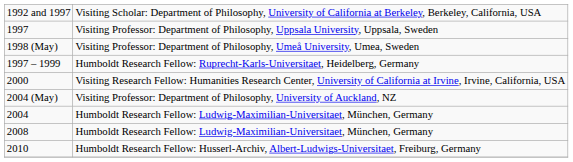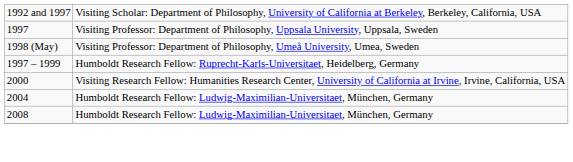- row: (32, 98)
- row: (18, 149)
